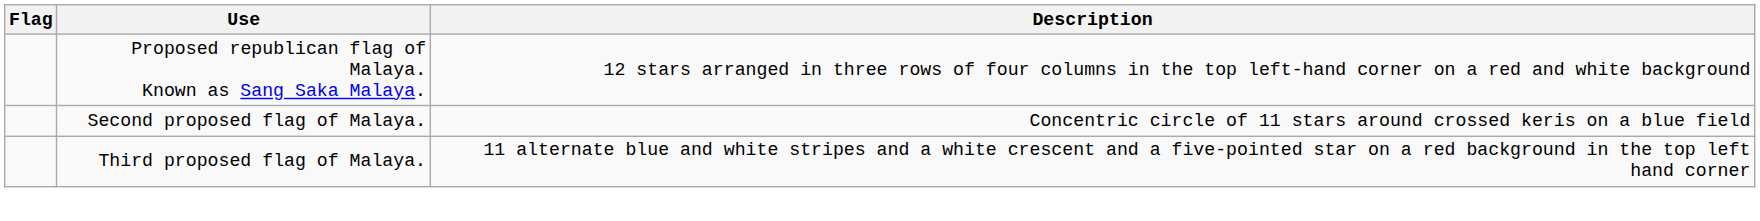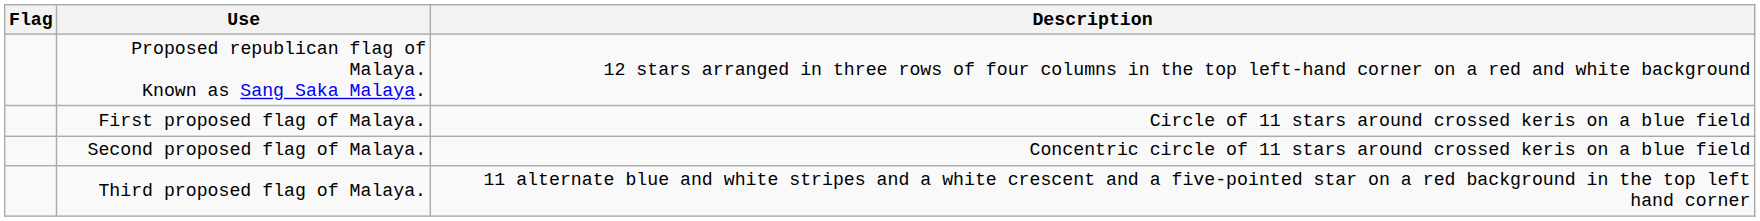+ row: (262, 121)
